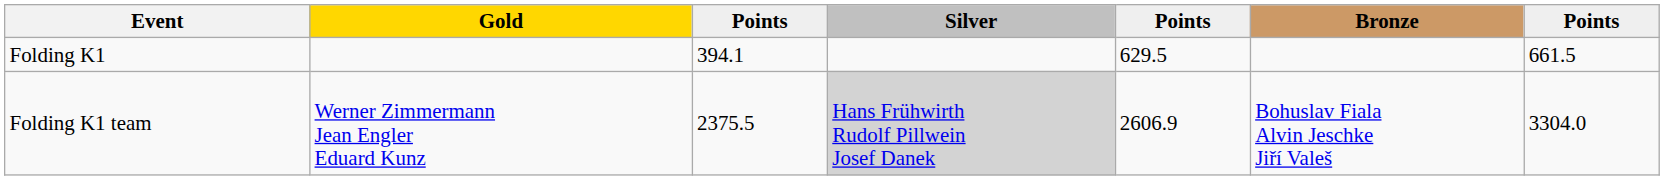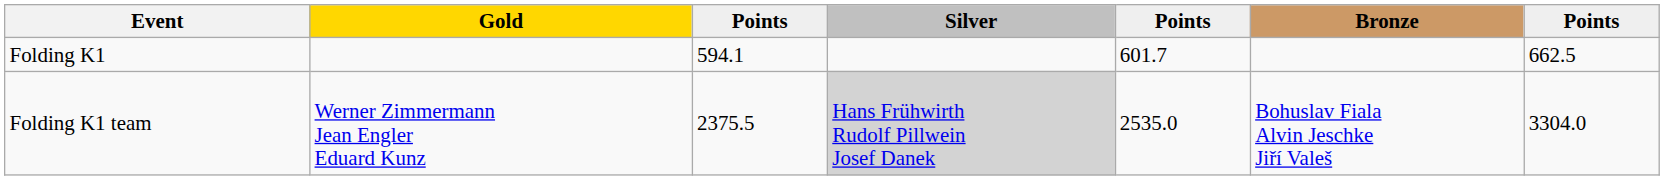(721, 54) 394.1 -> (721, 54) 594.1
(1143, 54) 629.5 -> (1143, 54) 601.7
(1552, 54) 661.5 -> (1552, 54) 662.5
(1149, 122) 2606.9 -> (1149, 122) 2535.0
